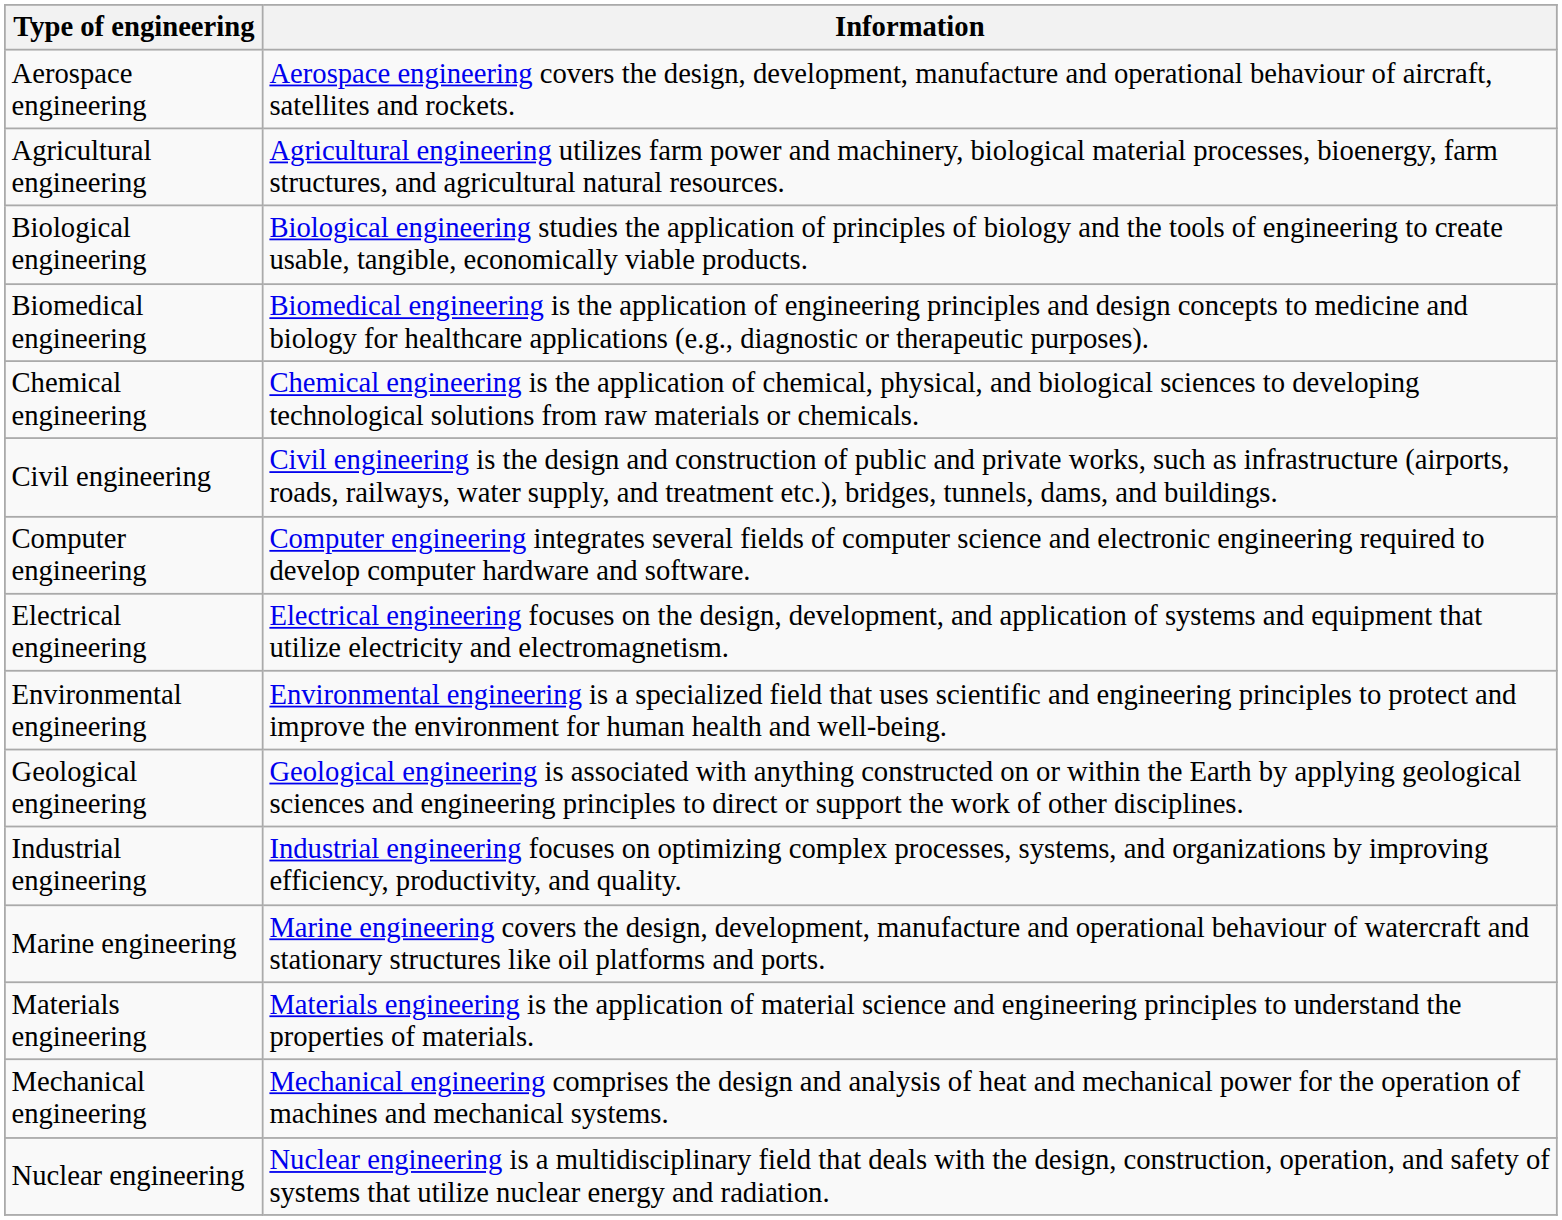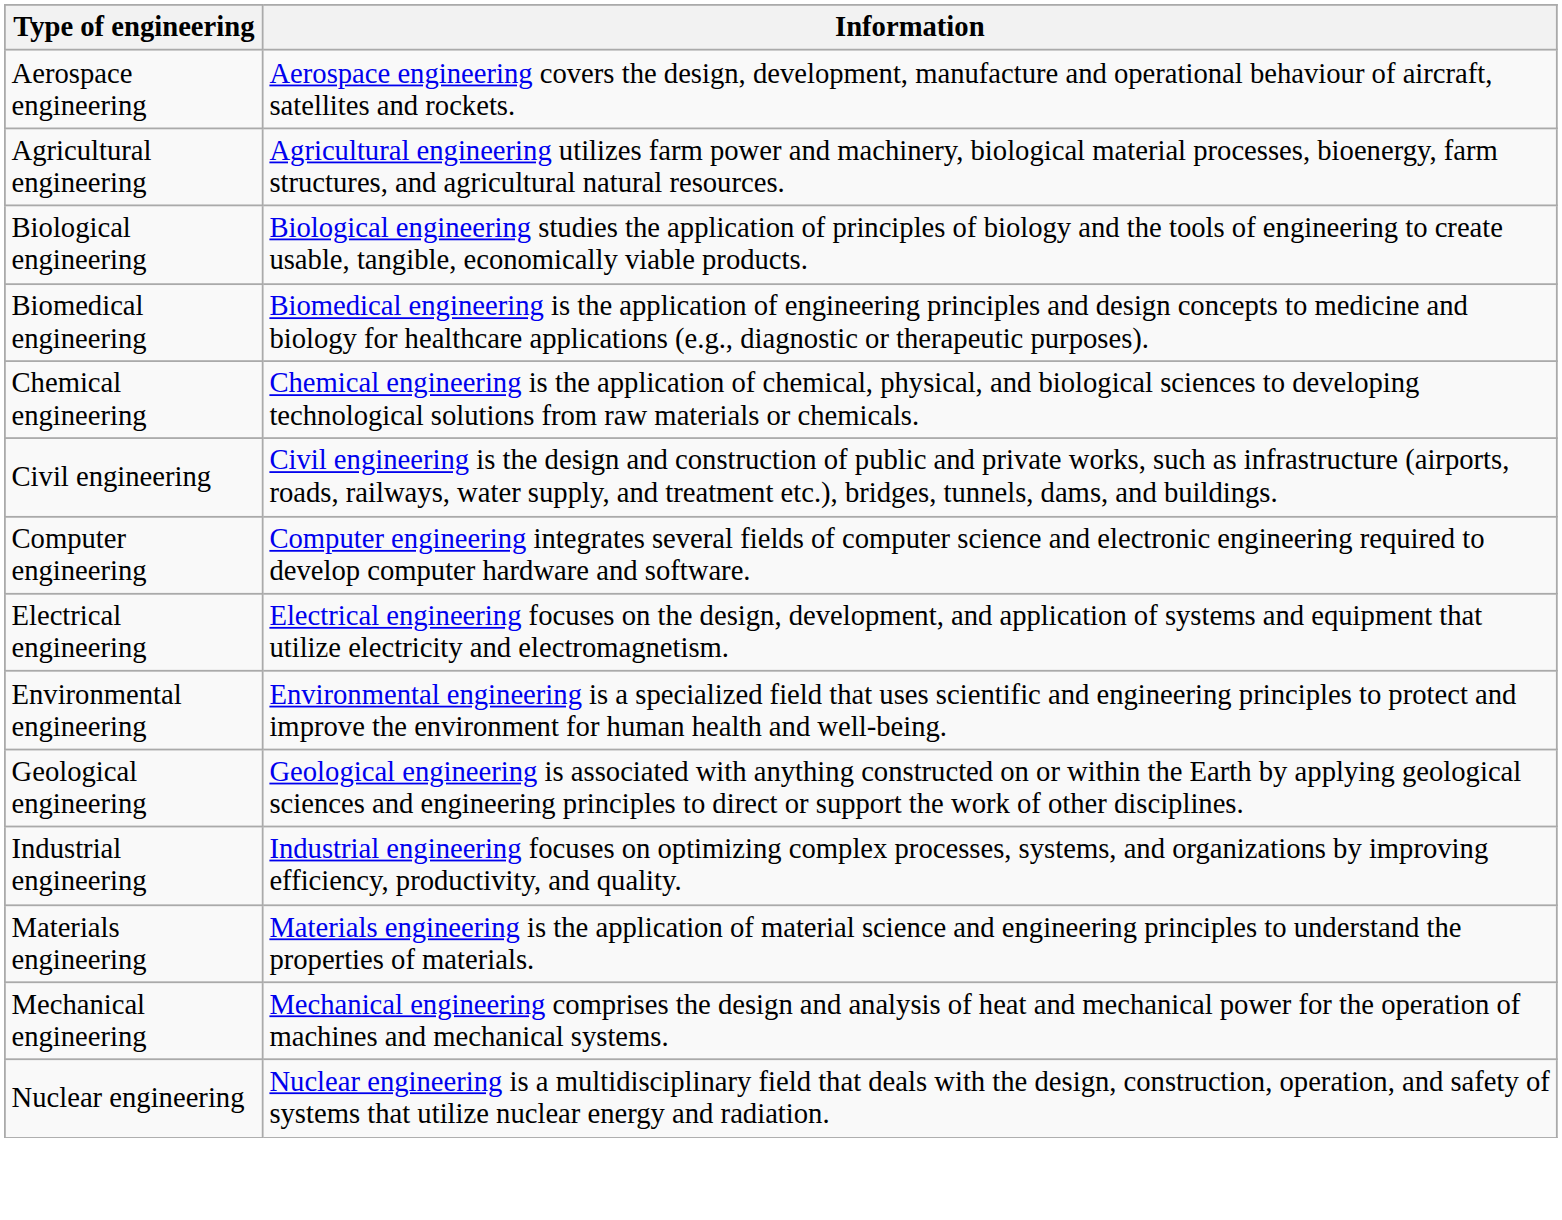- row: (124, 942)
